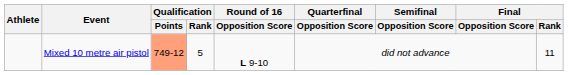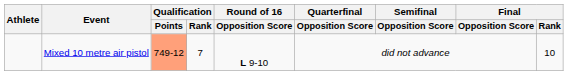(200, 53) 5 -> (200, 53) 7
(550, 53) 11 -> (550, 53) 10
